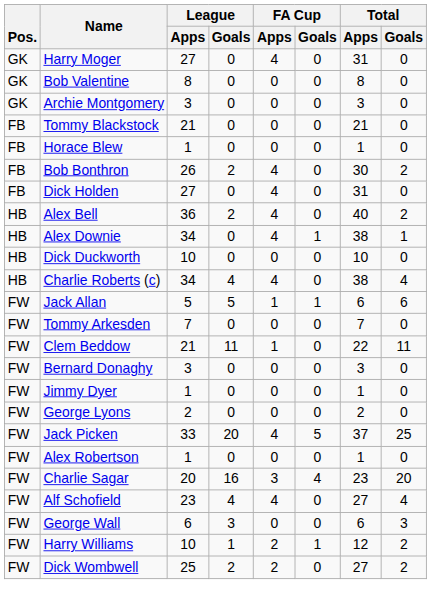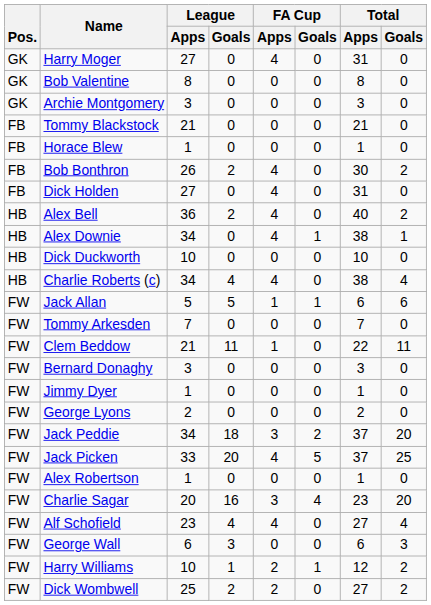+ row: (81, 434)
